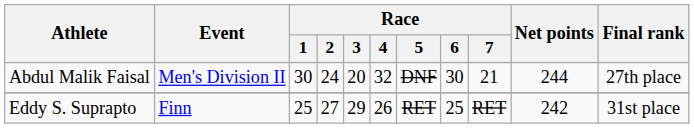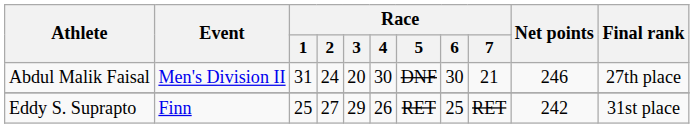(303, 78) 30 -> (303, 78) 31
(383, 78) 32 -> (383, 78) 30
(554, 78) 244 -> (554, 78) 246
